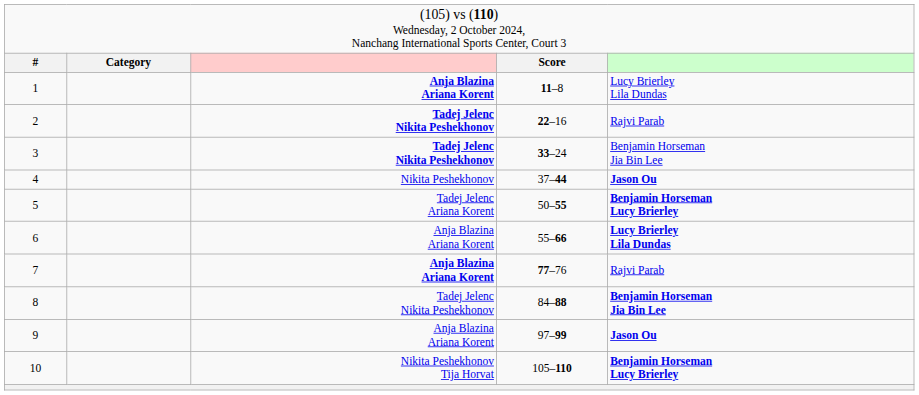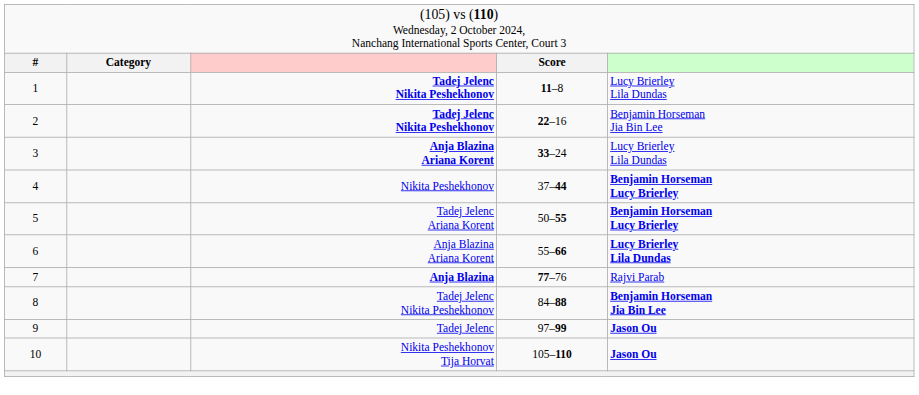(458, 88) Anja Blazina Ariana Korent -> (445, 88) Tadej Jelenc Nikita Peshekhonov
(637, 121) Rajvi Parab -> (658, 121) Benjamin Horseman Jia Bin Lee
(445, 153) Tadej Jelenc Nikita Peshekhonov -> (458, 153) Anja Blazina Ariana Korent
(658, 153) Benjamin Horseman Jia Bin Lee -> (642, 153) Lucy Brierley Lila Dundas
(633, 179) Jason Ou -> (661, 186) Benjamin Horseman Lucy Brierley
(458, 270) Anja Blazina Ariana Korent -> (462, 277) Anja Blazina
(461, 335) Anja Blazina Ariana Korent -> (465, 329) Tadej Jelenc
(661, 368) Benjamin Horseman Lucy Brierley -> (633, 354) Jason Ou
